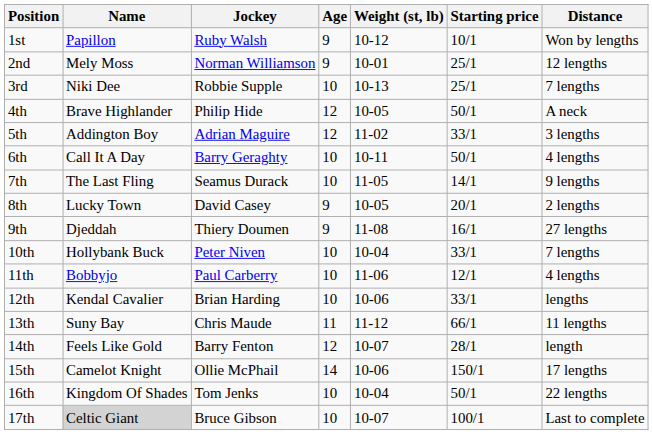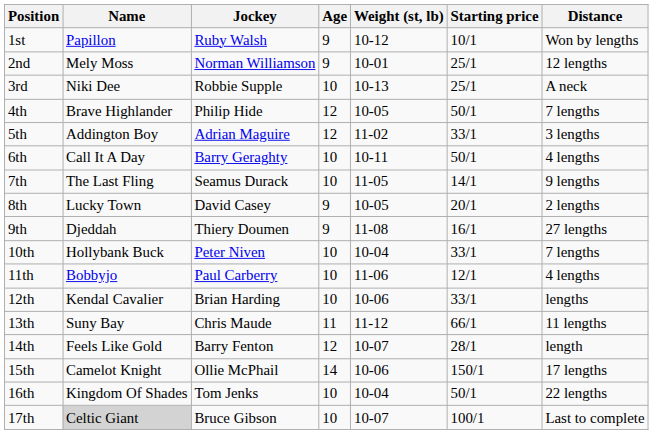(572, 87) 7 lengths -> (566, 87) A neck
(566, 110) A neck -> (572, 110) 7 lengths
